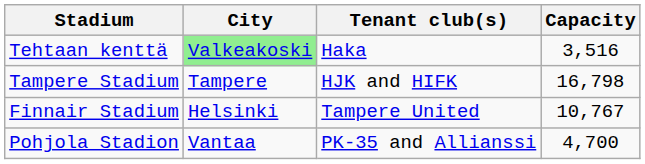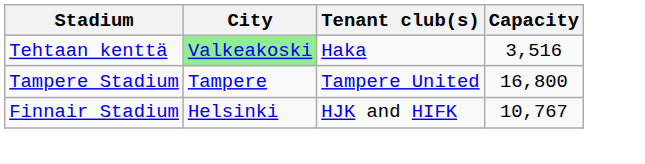(389, 82) HJK and HIFK -> (400, 82) Tampere United
(590, 82) 16,798 -> (534, 82) 16,800
(400, 112) Tampere United -> (389, 112) HJK and HIFK
- row: (94, 143)
